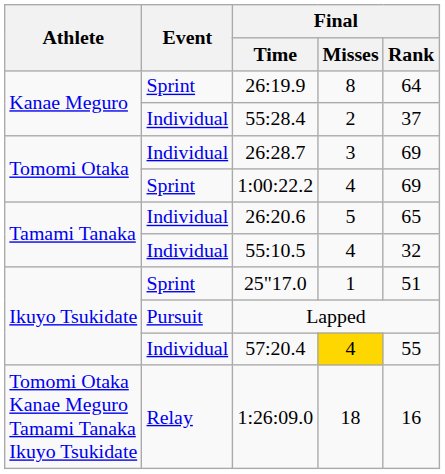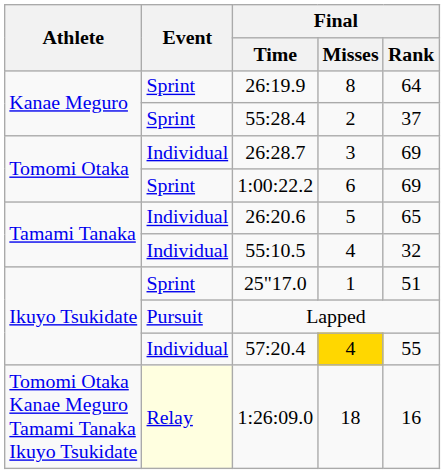(187, 119) Individual -> (171, 119) Sprint
(351, 185) 4 -> (351, 185) 6
(170, 416) no background -> (170, 416) lightyellow background
